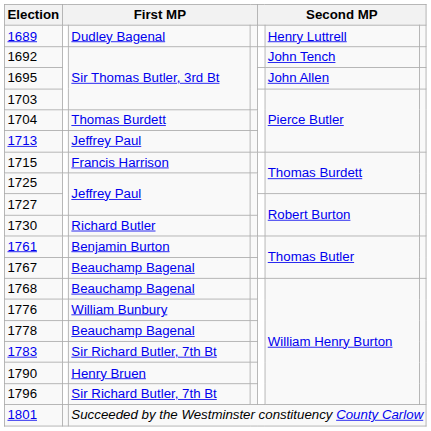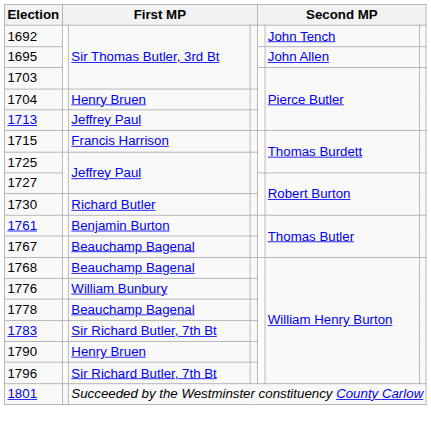- row: (22, 36)
(119, 120) Thomas Burdett -> (109, 99) Henry Bruen
